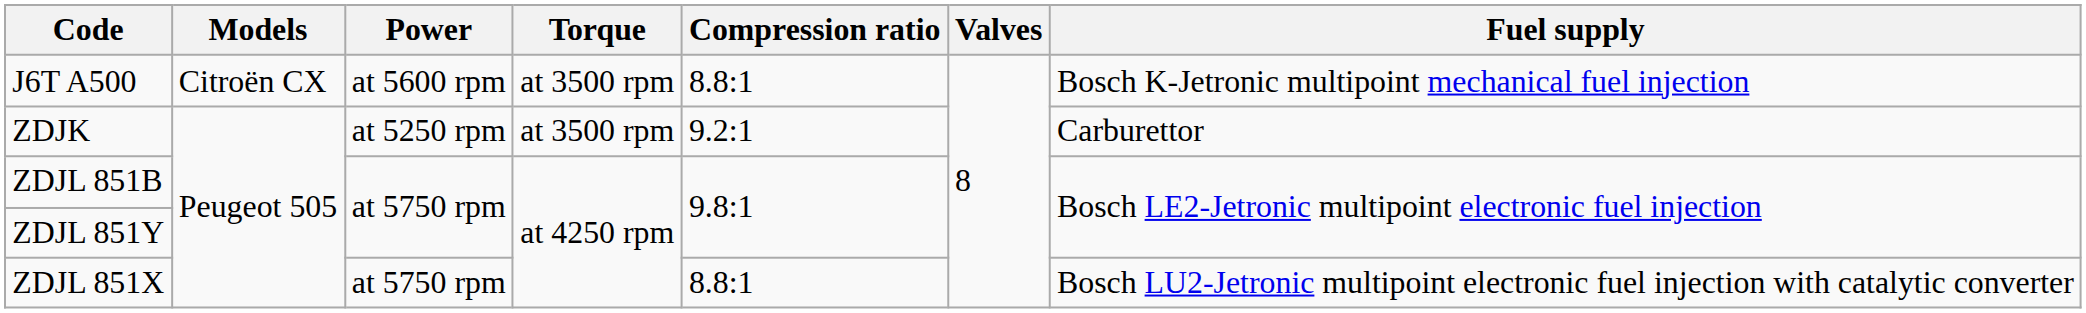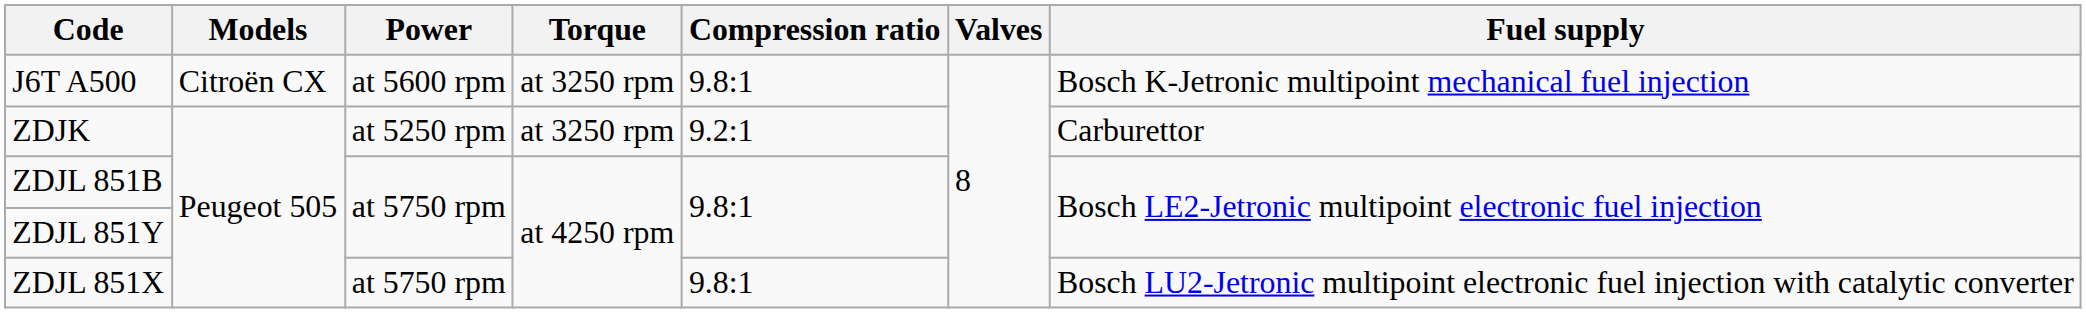(597, 80) at 3500 rpm -> (597, 80) at 3250 rpm
(721, 80) 8.8:1 -> (721, 80) 9.8:1
(597, 130) at 3500 rpm -> (597, 130) at 3250 rpm
(721, 282) 8.8:1 -> (721, 282) 9.8:1
